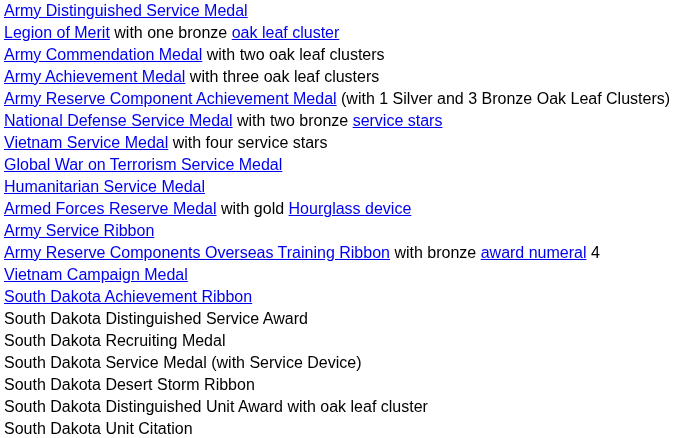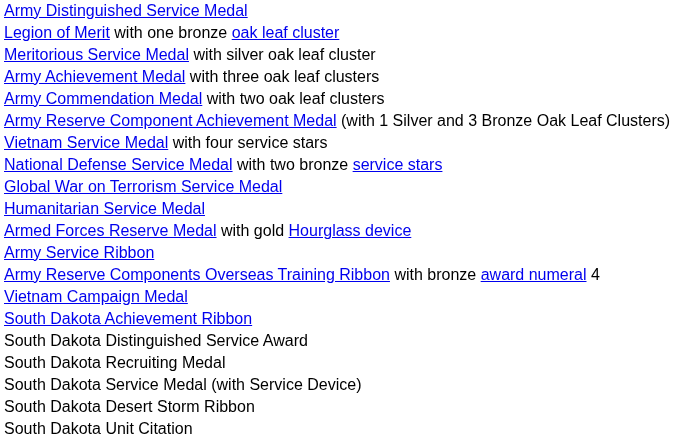+ row: (190, 54)
rows swapped: (194, 54) <-> (192, 76)
rows swapped: (223, 120) <-> (166, 142)
- row: (216, 406)
